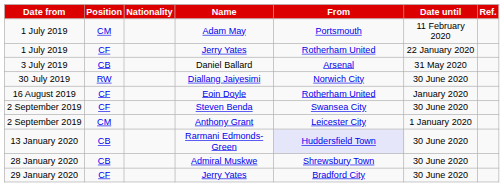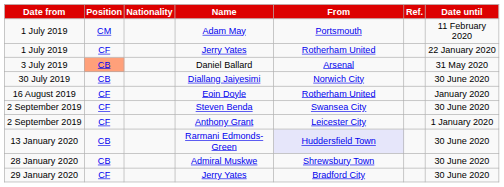columns swapped: (441, 12) <-> (488, 12)
(104, 65) no background -> (104, 65) lightsalmon background
(104, 79) RW -> (104, 79) CB
(104, 122) CM -> (104, 122) CF
